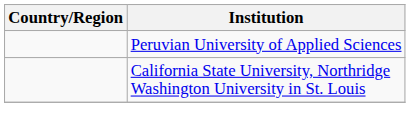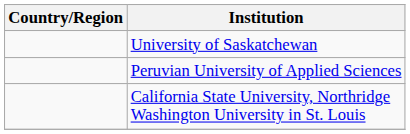+ row: (224, 44)
